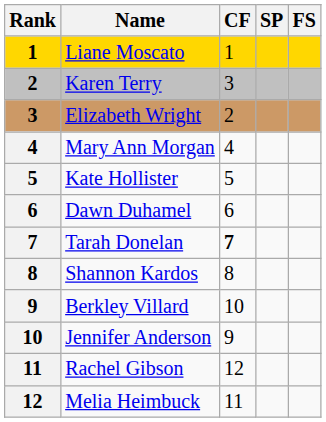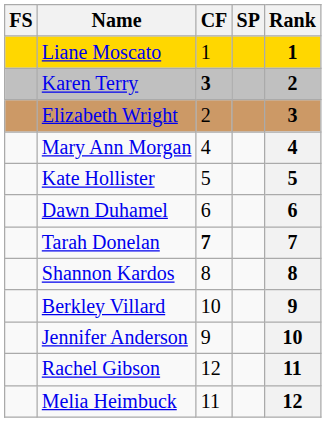columns swapped: (33, 20) <-> (304, 20)
(229, 83) normal -> (206, 83) bold
